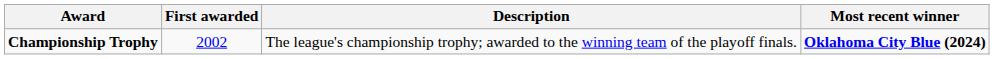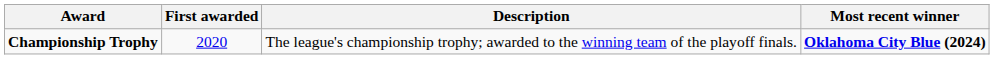(212, 41) 2002 -> (212, 41) 2020
